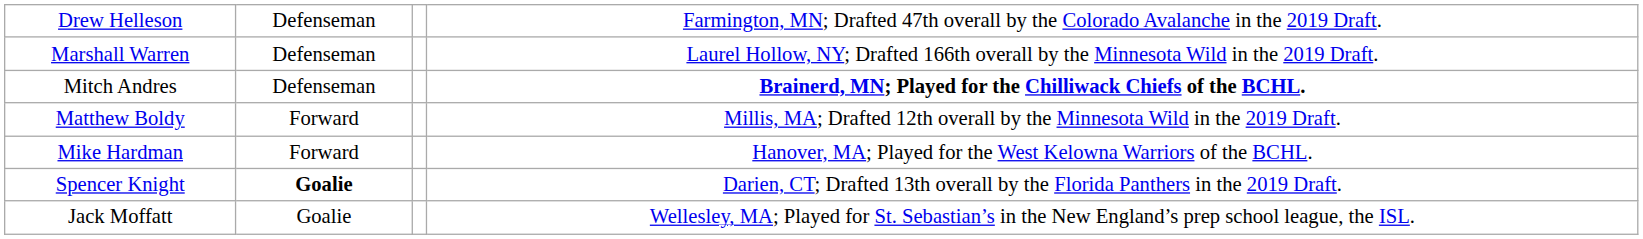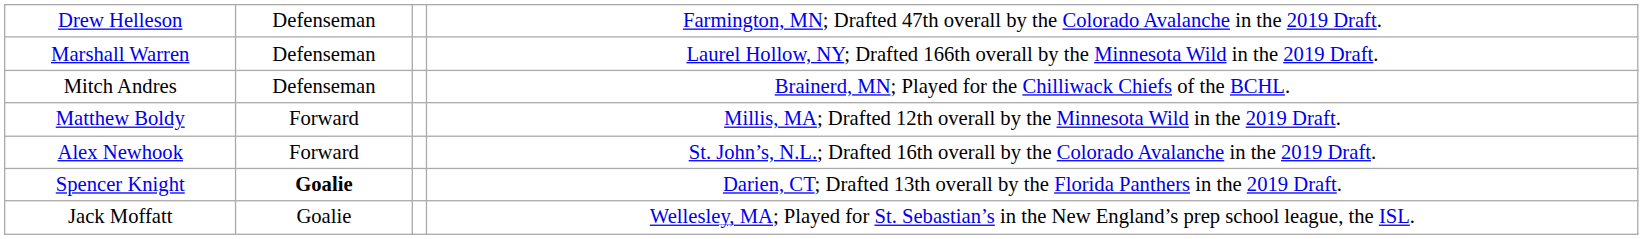(1032, 86) bold -> (1032, 86) normal
+ row: (120, 151)
- row: (120, 151)
